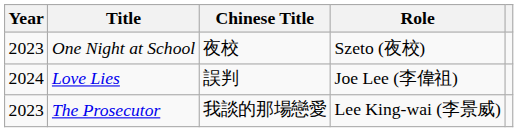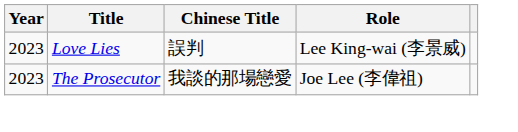- row: (124, 48)
(26, 79) 2024 -> (26, 48) 2023
(396, 78) Joe Lee (李偉祖) -> (383, 47) Lee King-wai (李景威)
(418, 109) Lee King-wai (李景威) -> (361, 78) Joe Lee (李偉祖)
